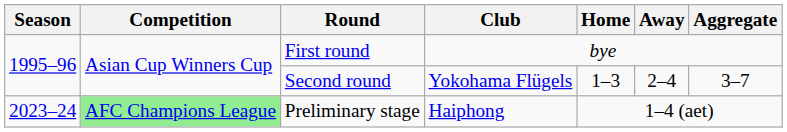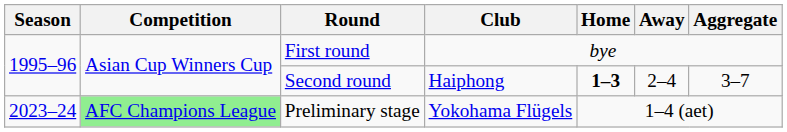(500, 80) Yokohama Flügels -> (466, 80) Haiphong
(606, 80) normal -> (606, 80) bold
(466, 111) Haiphong -> (500, 111) Yokohama Flügels
